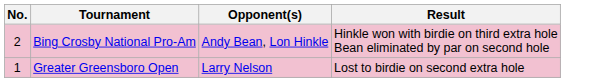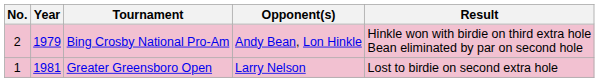+ column: (47, 14)
